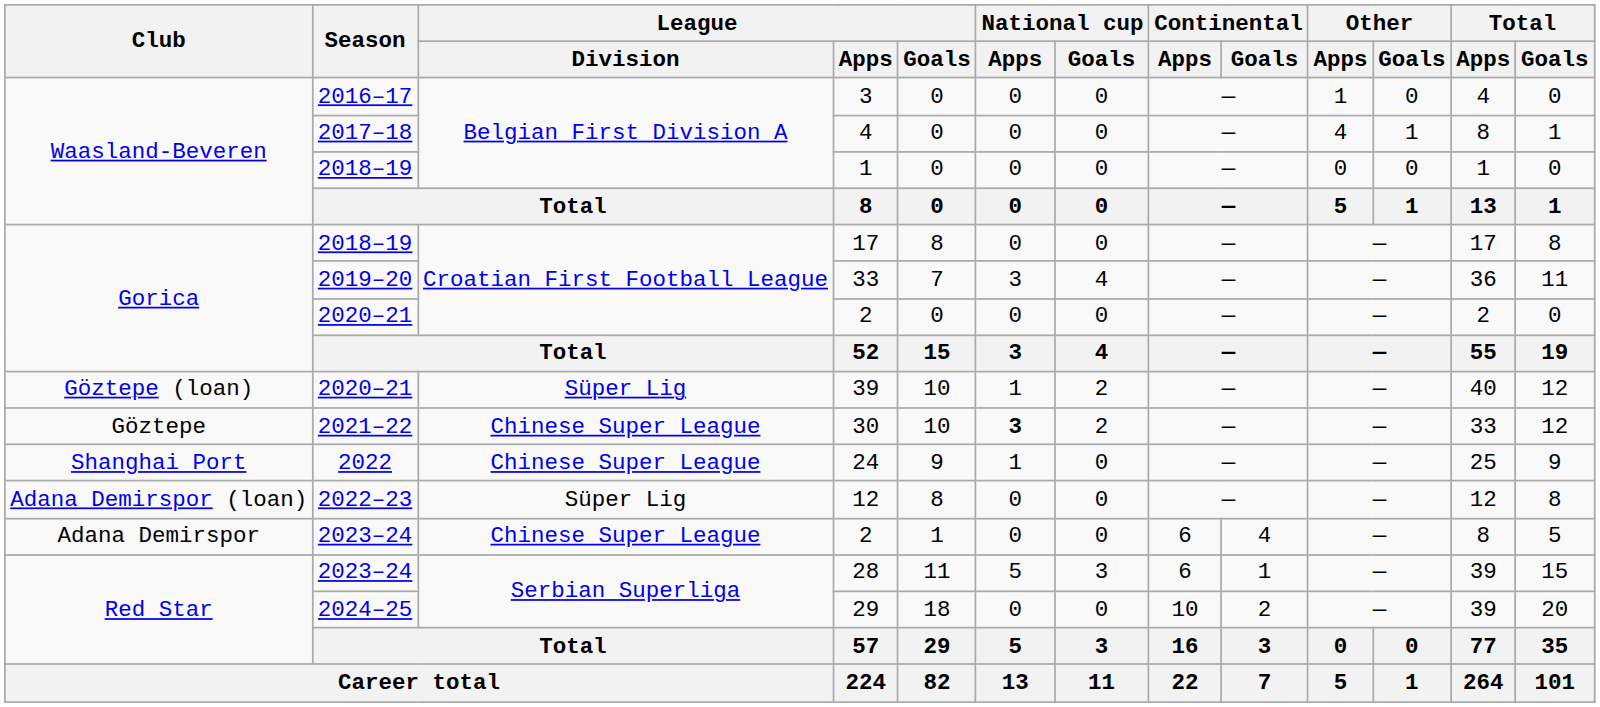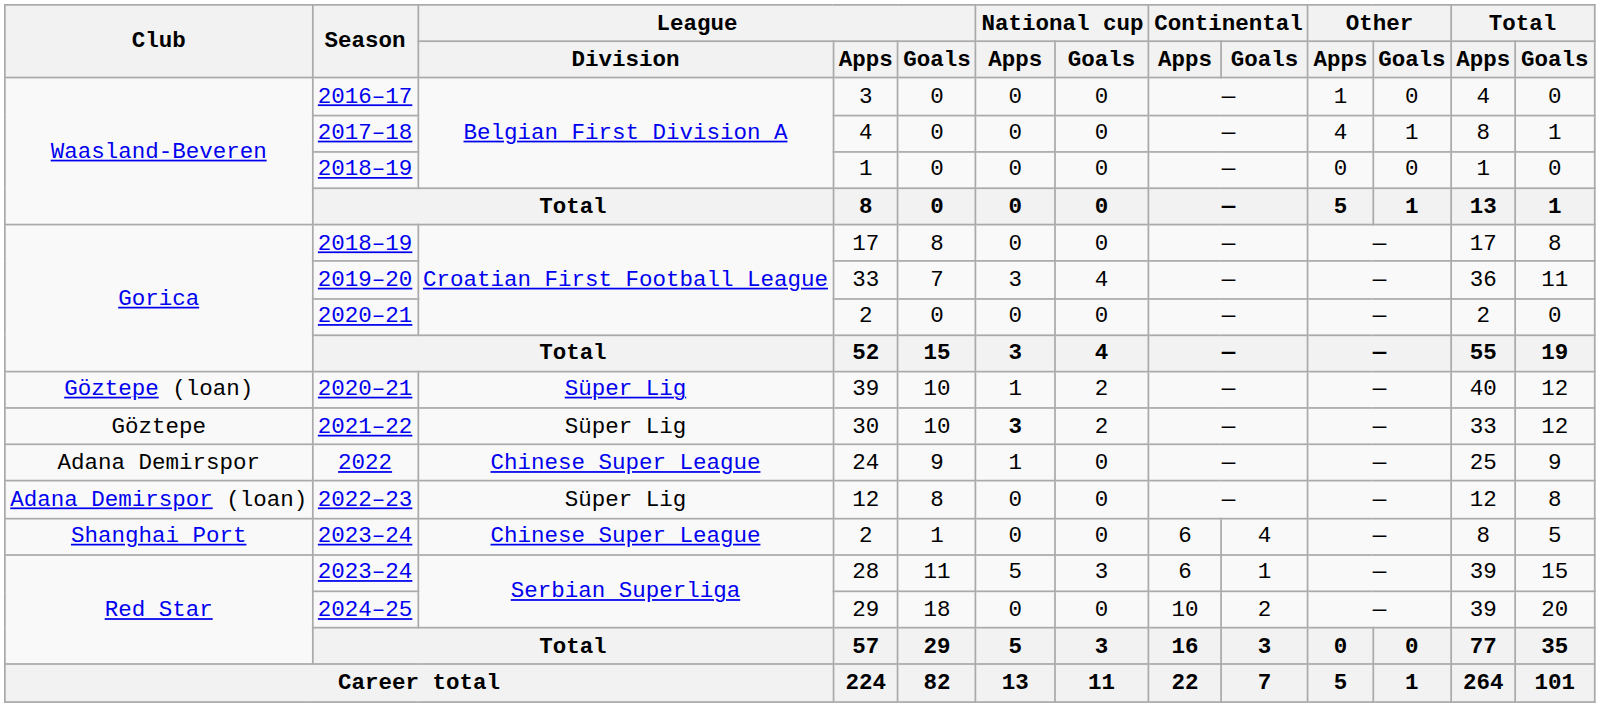(625, 426) Chinese Super League -> (625, 426) Süper Lig
(159, 463) Shanghai Port -> (159, 463) Adana Demirspor
(159, 536) Adana Demirspor -> (159, 536) Shanghai Port
